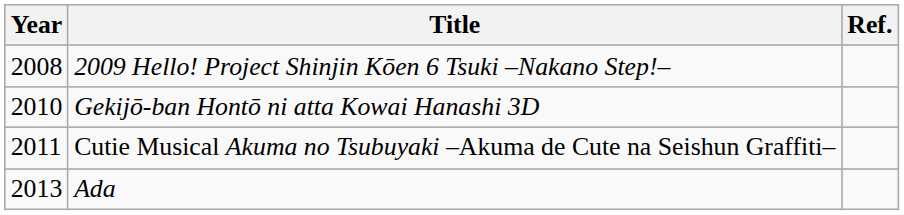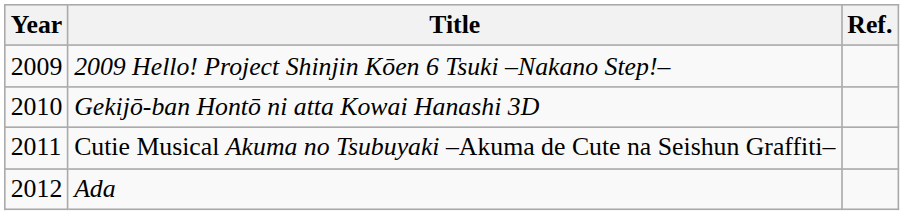(37, 65) 2008 -> (37, 65) 2009
(37, 188) 2013 -> (37, 188) 2012
